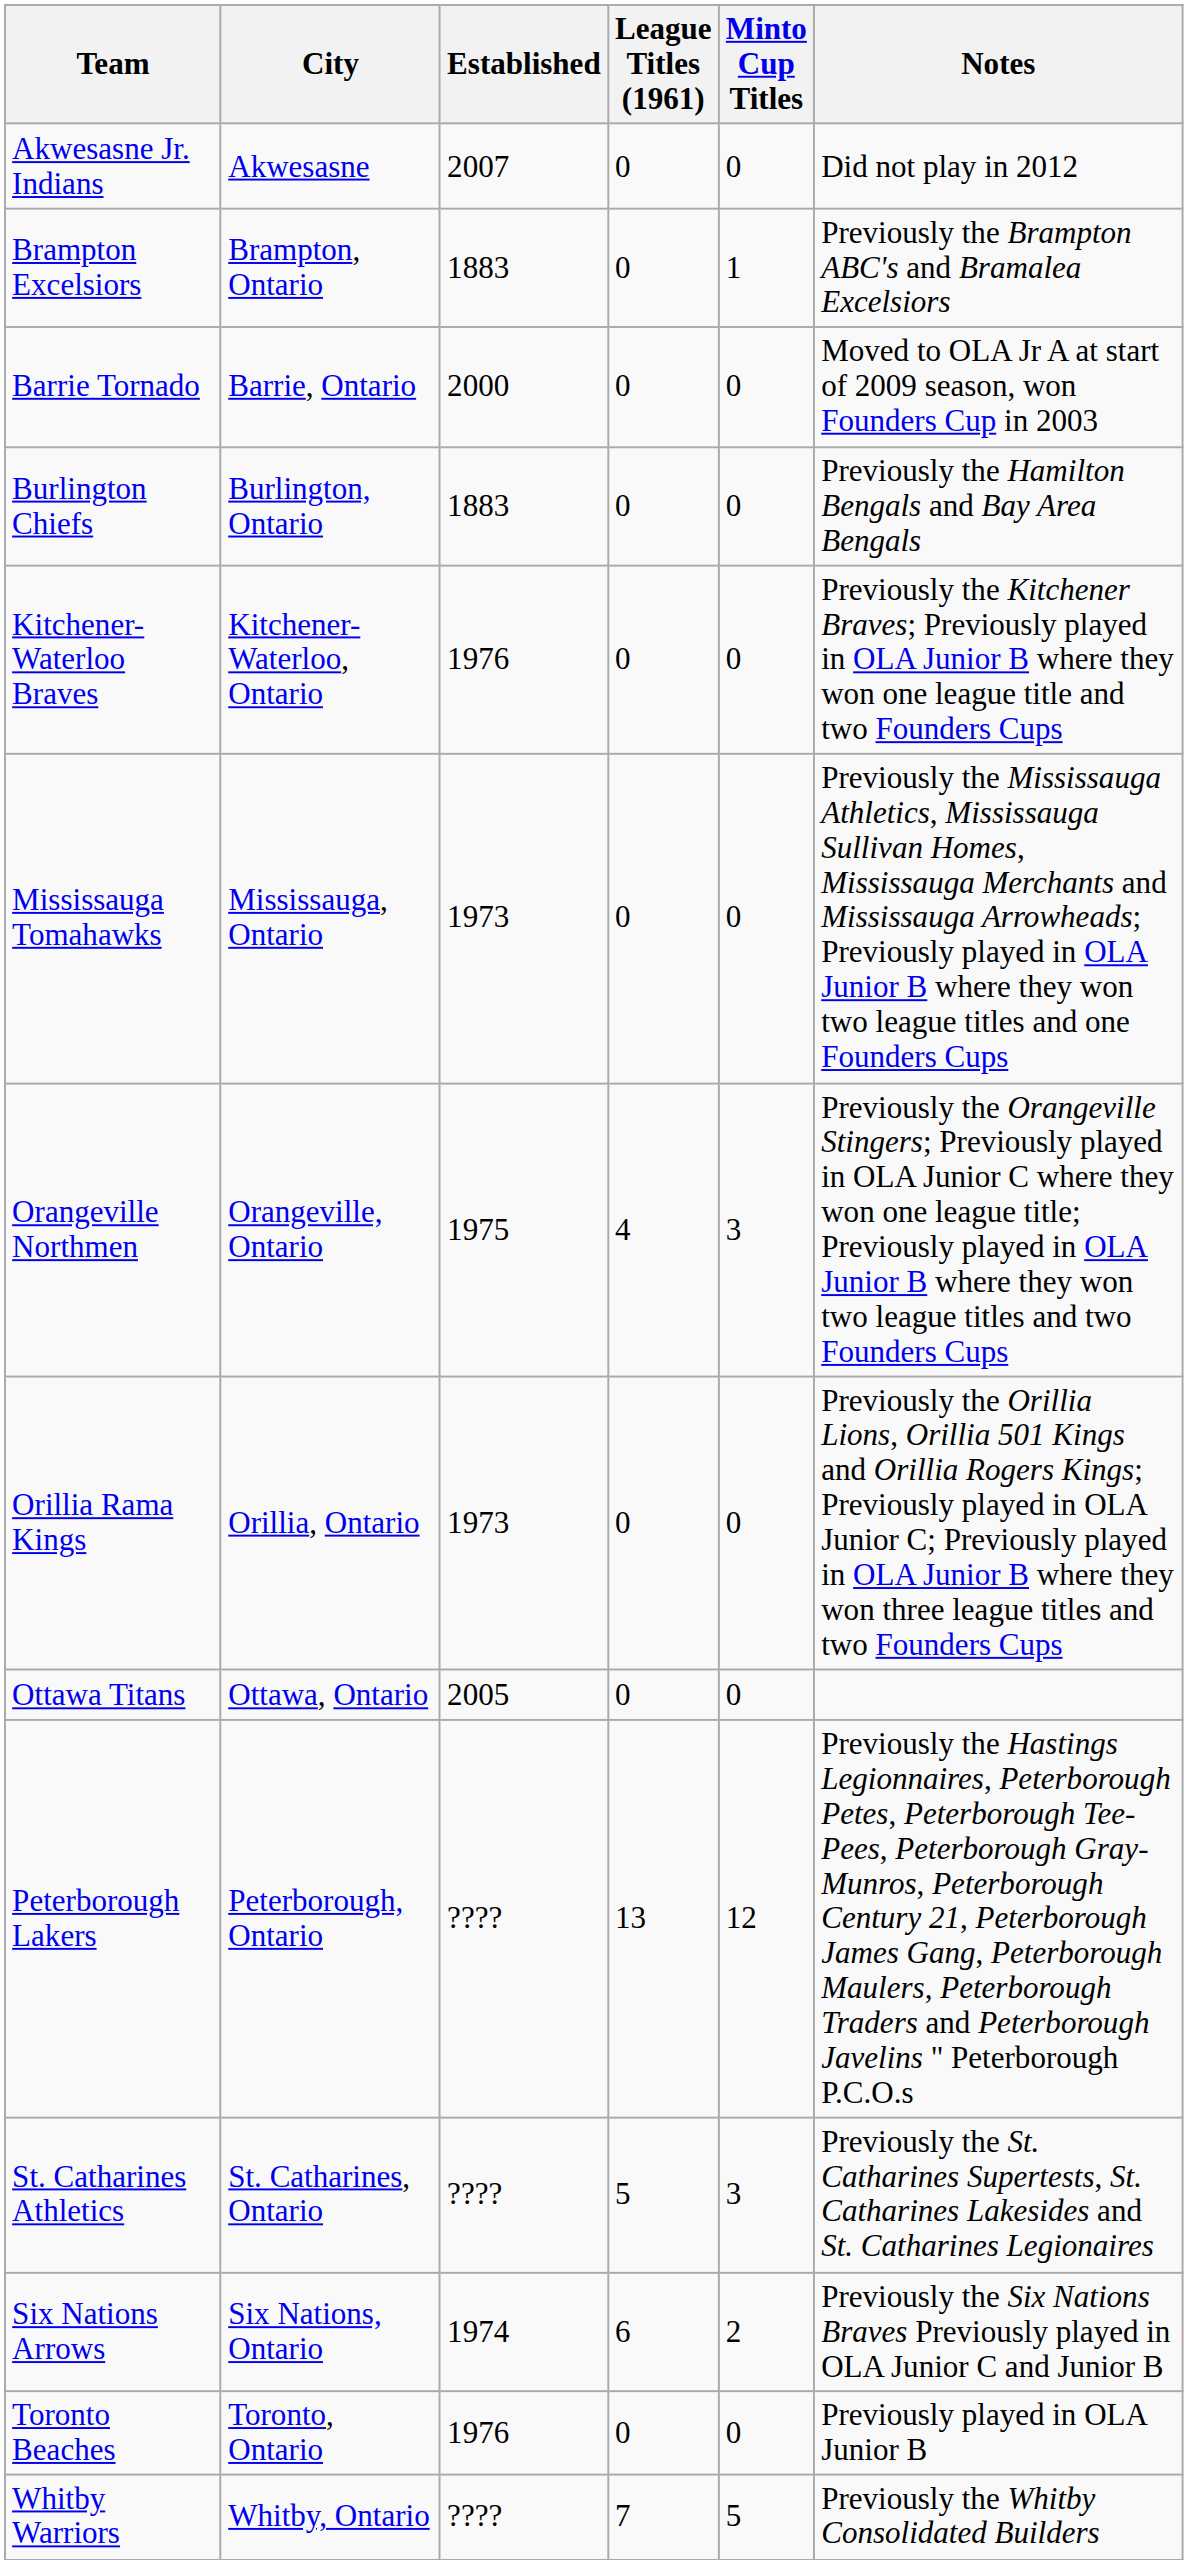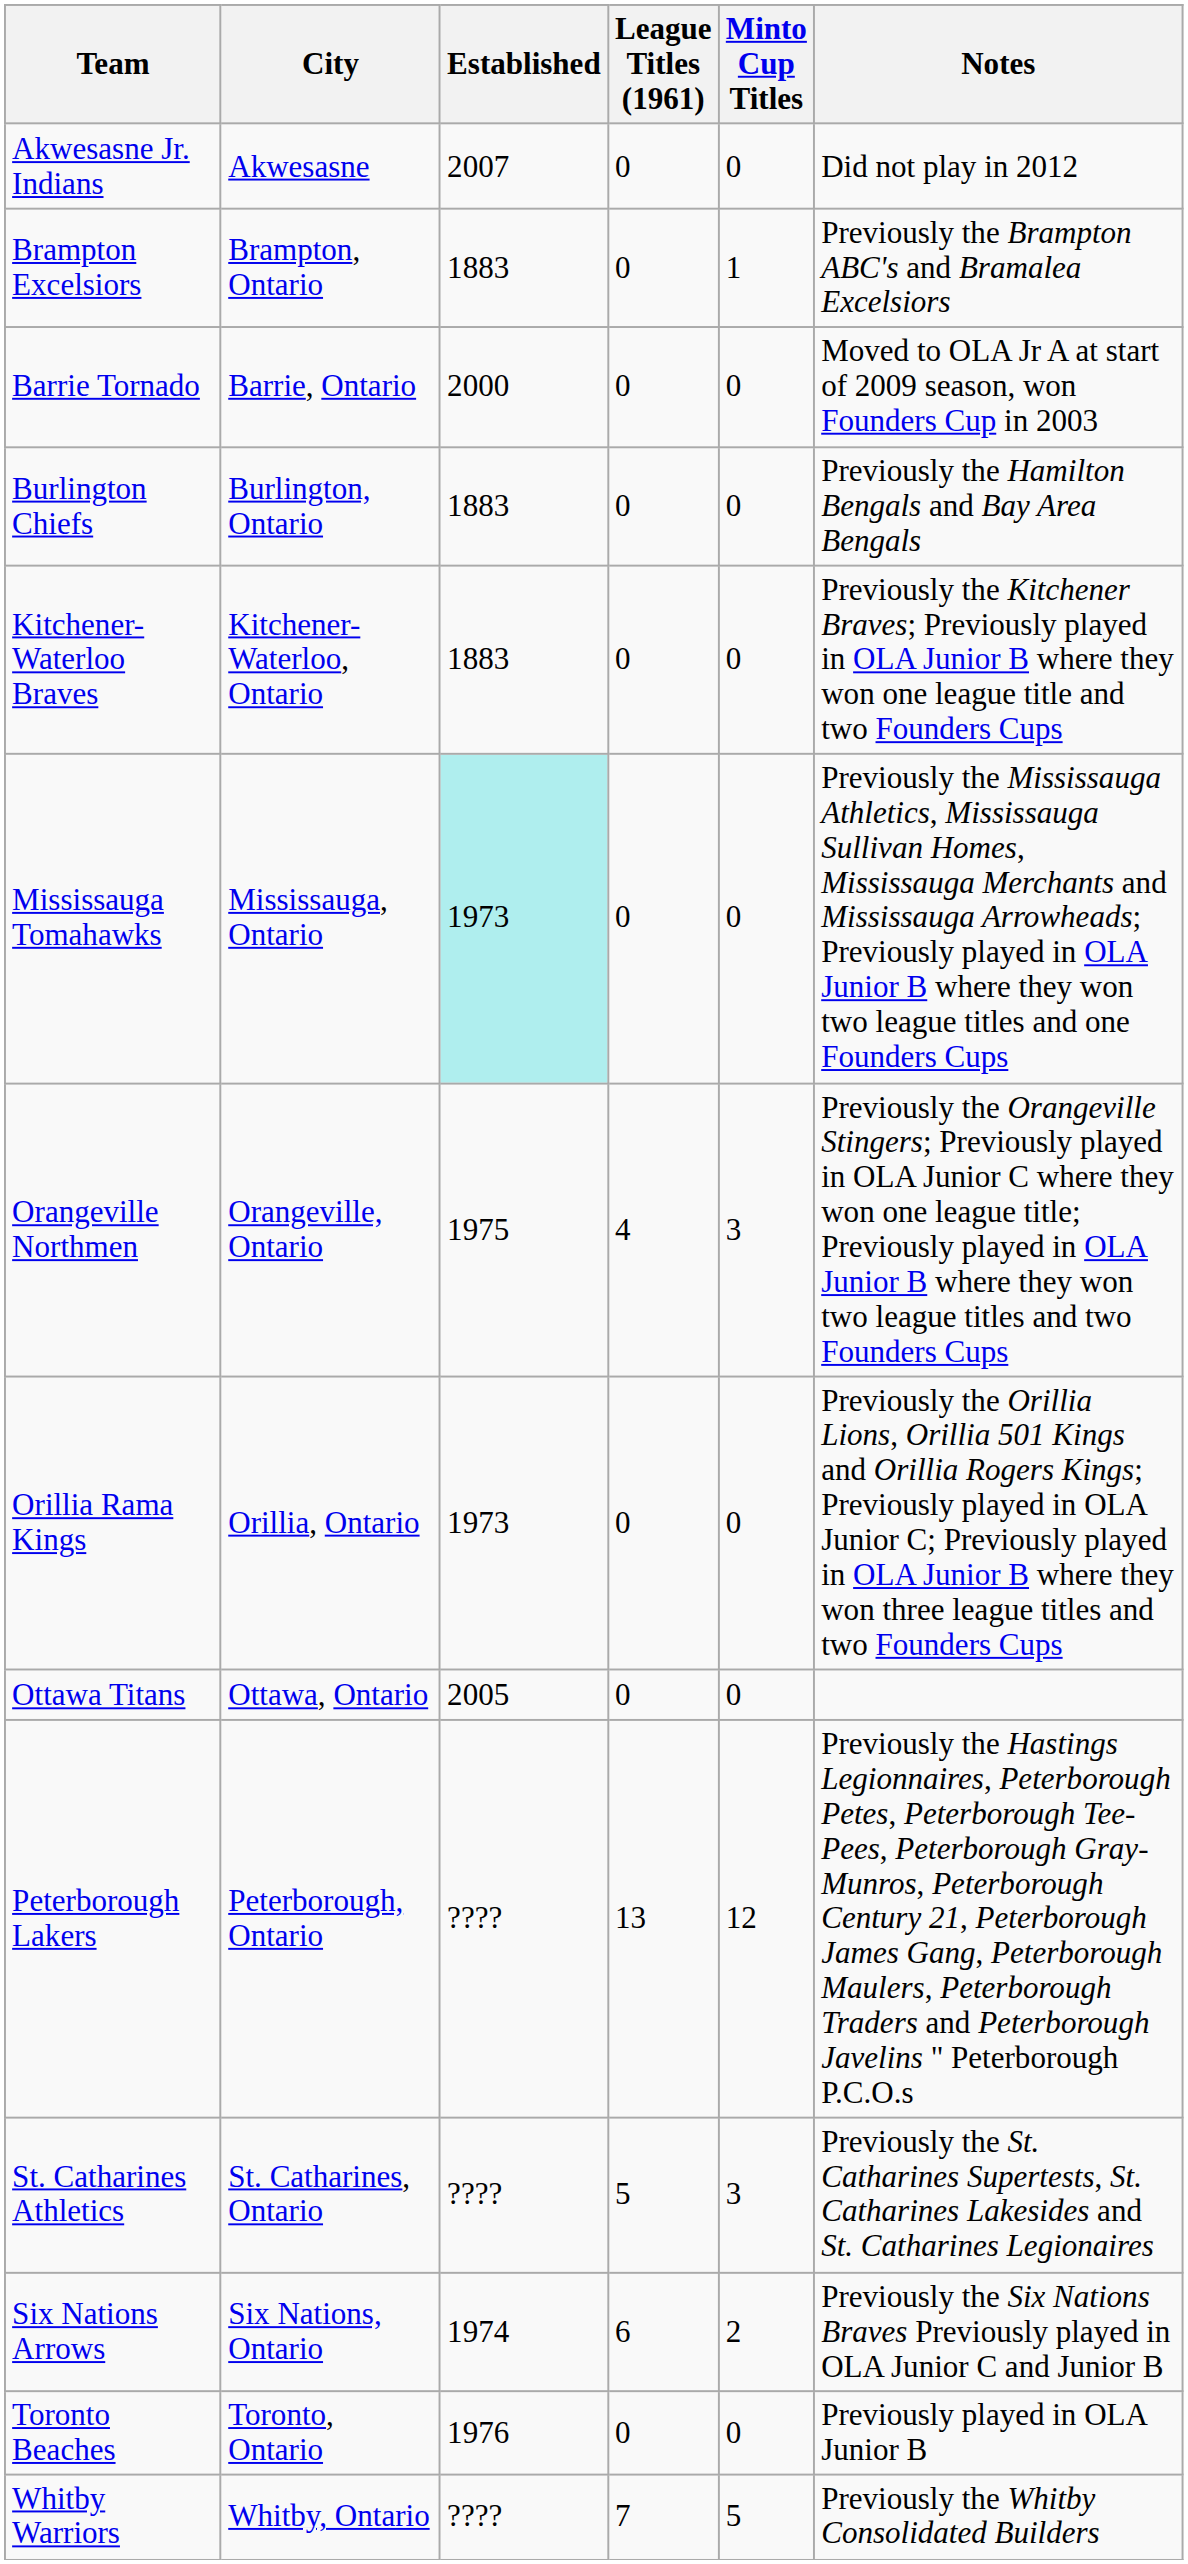(478, 659) 1976 -> (478, 659) 1883
(478, 918) no background -> (478, 918) paleturquoise background
